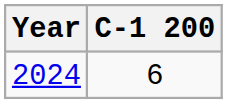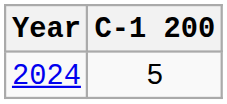(155, 75) 6 -> (155, 75) 5
